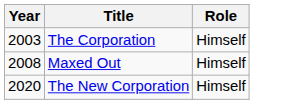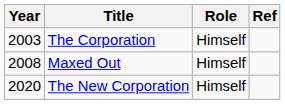+ column: (265, 16)
